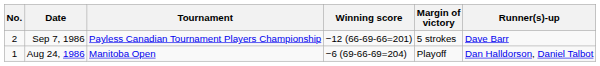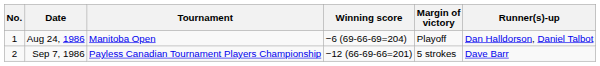rows swapped: (56, 54) <-> (58, 38)
